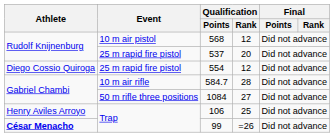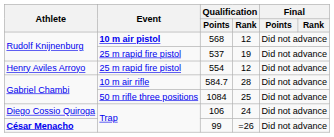(128, 40) normal -> (130, 40) bold
(246, 54) 20 -> (246, 54) 19
(51, 68) Diego Cossio Quiroga -> (46, 68) Henry Aviles Arroyo
(246, 97) 27 -> (246, 97) 25
(46, 111) Henry Aviles Arroyo -> (51, 111) Diego Cossio Quiroga
(246, 111) 25 -> (246, 111) 24
